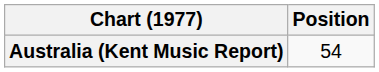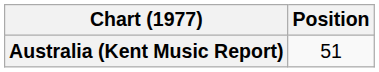(331, 50) 54 -> (331, 50) 51
